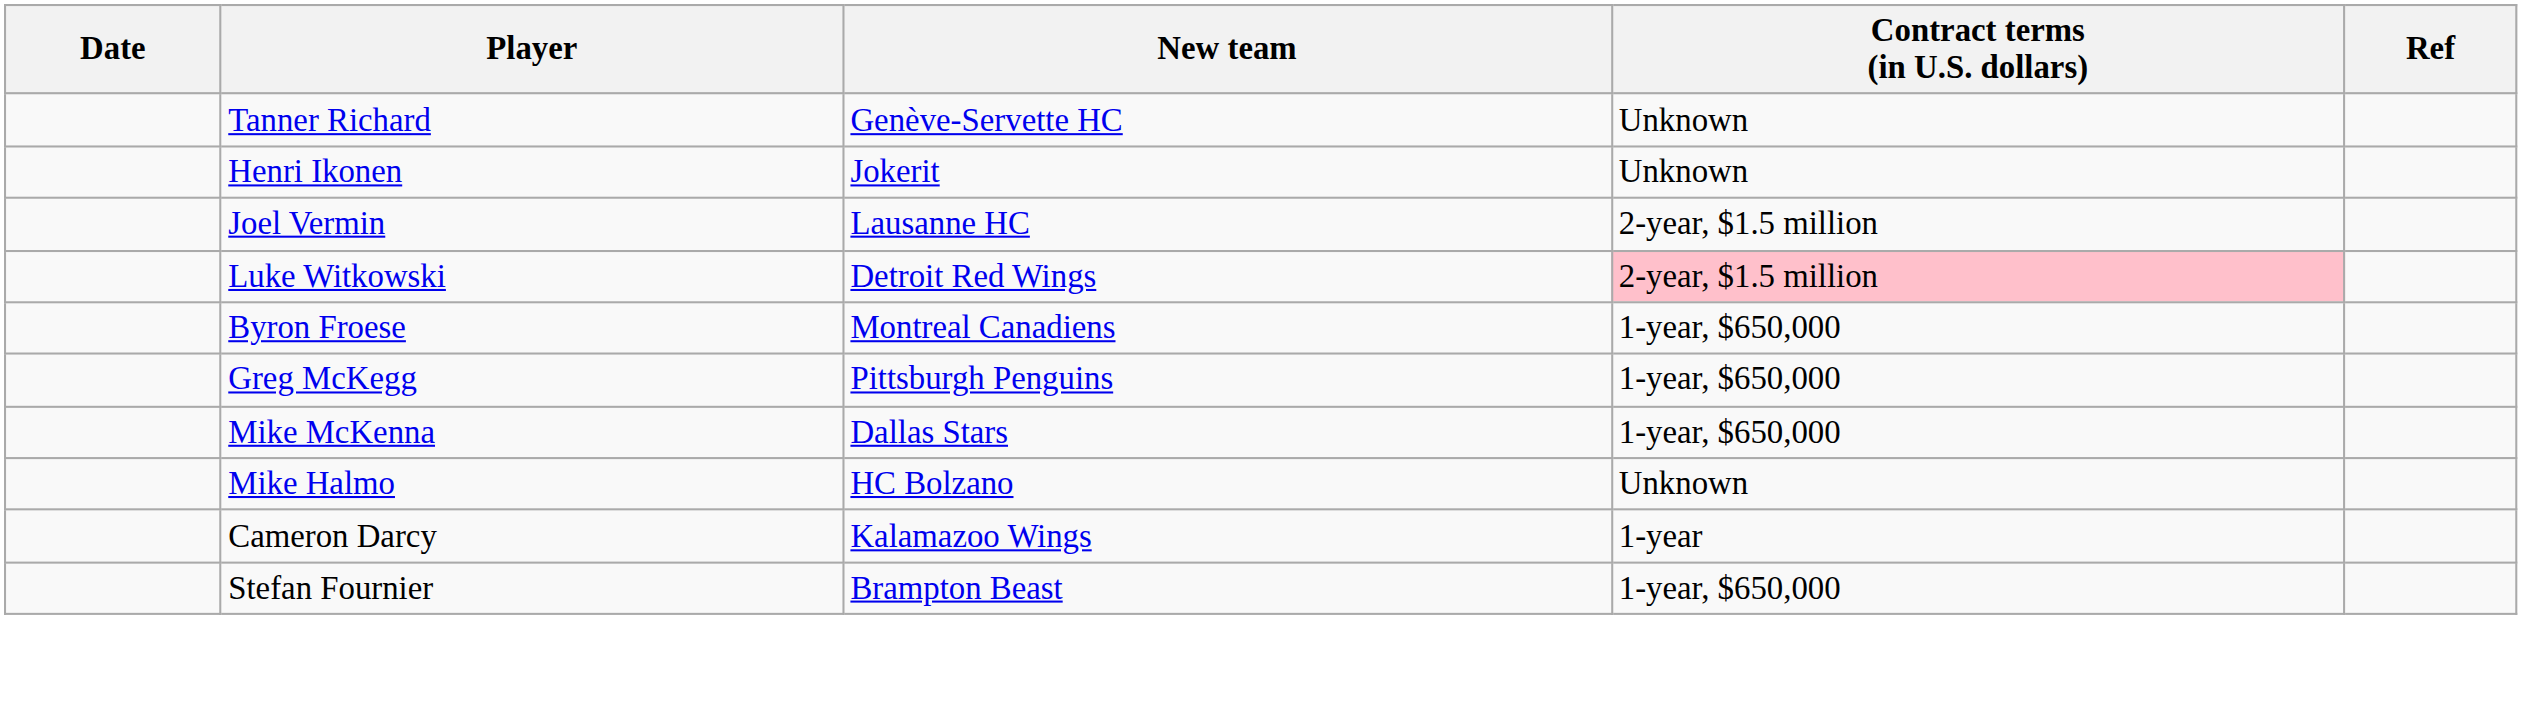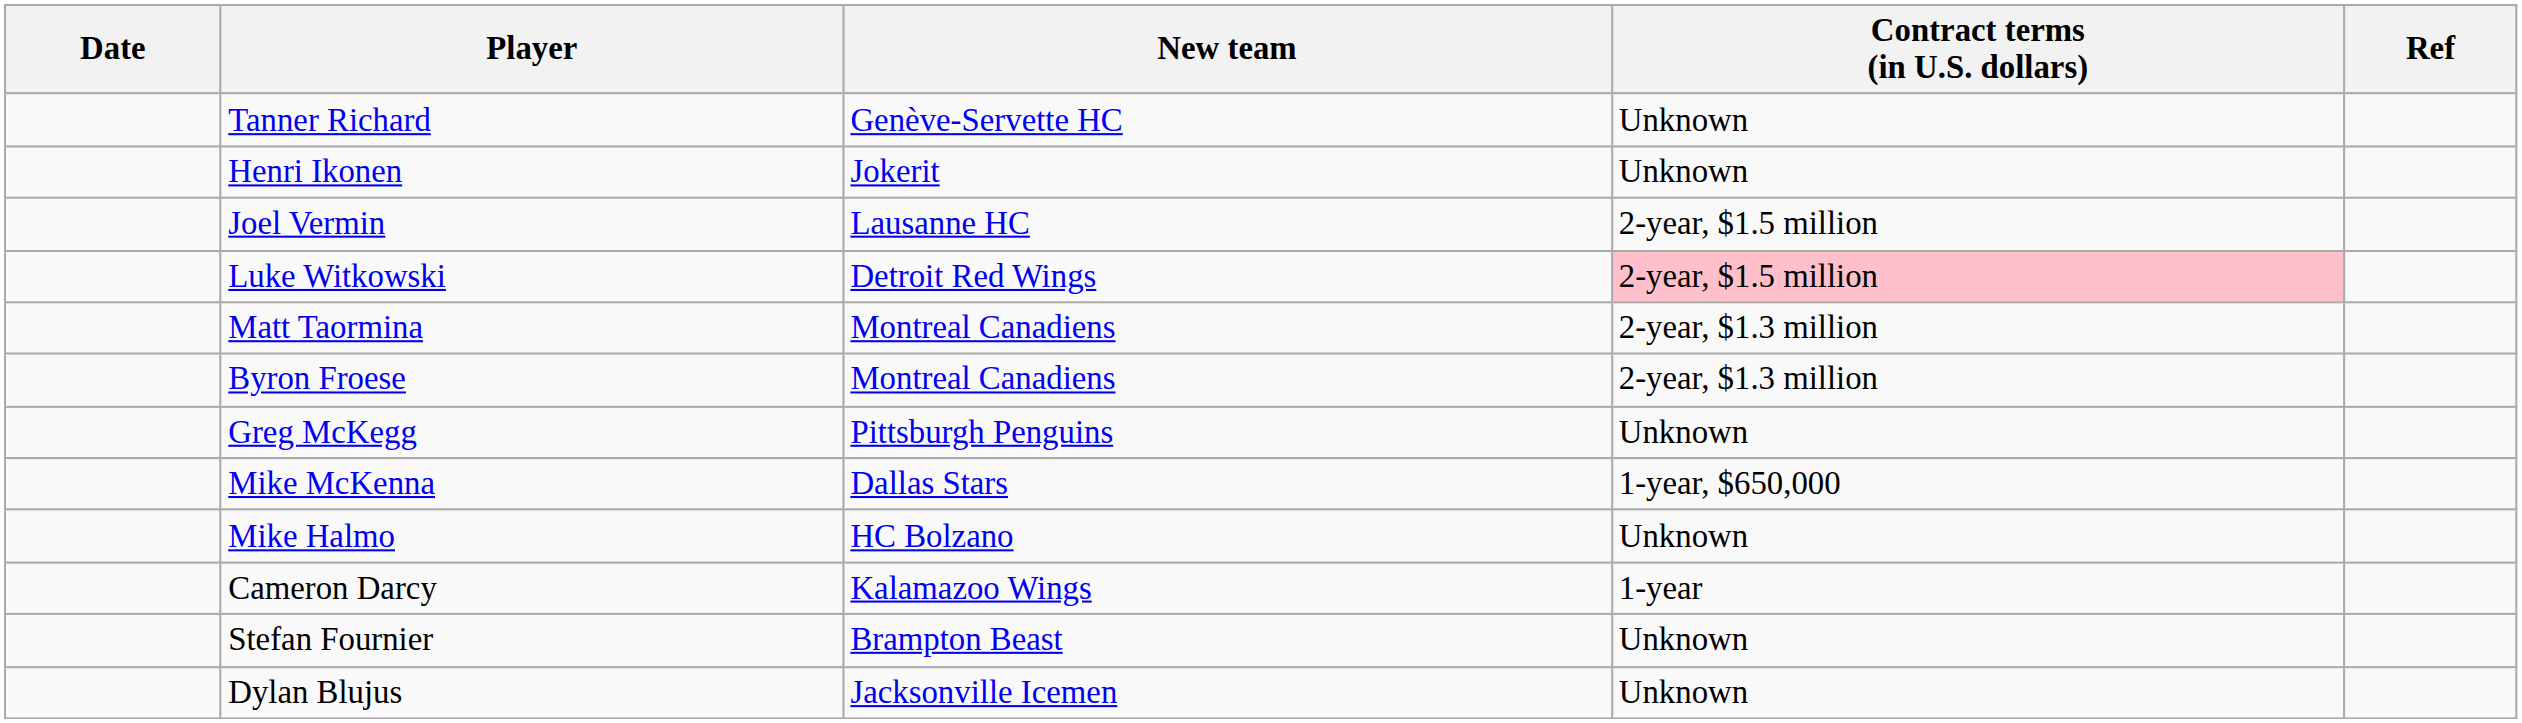+ row: (326, 327)
(1730, 327) 1-year, $650,000 -> (1748, 379) 2-year, $1.3 million
(1730, 379) 1-year, $650,000 -> (1683, 431) Unknown
(1730, 587) 1-year, $650,000 -> (1683, 639) Unknown
+ row: (315, 691)
